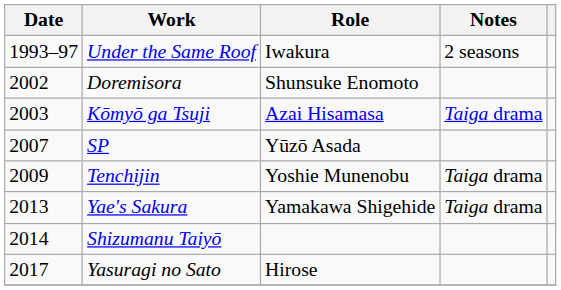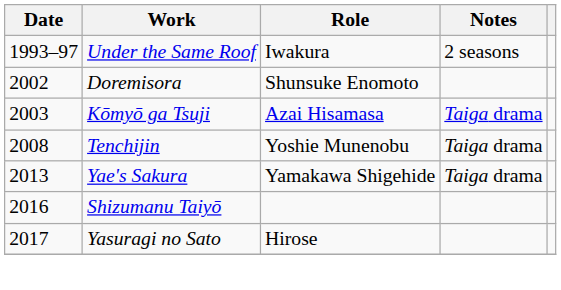- row: (98, 144)
(29, 176) 2009 -> (29, 144) 2008
(29, 238) 2014 -> (29, 207) 2016
